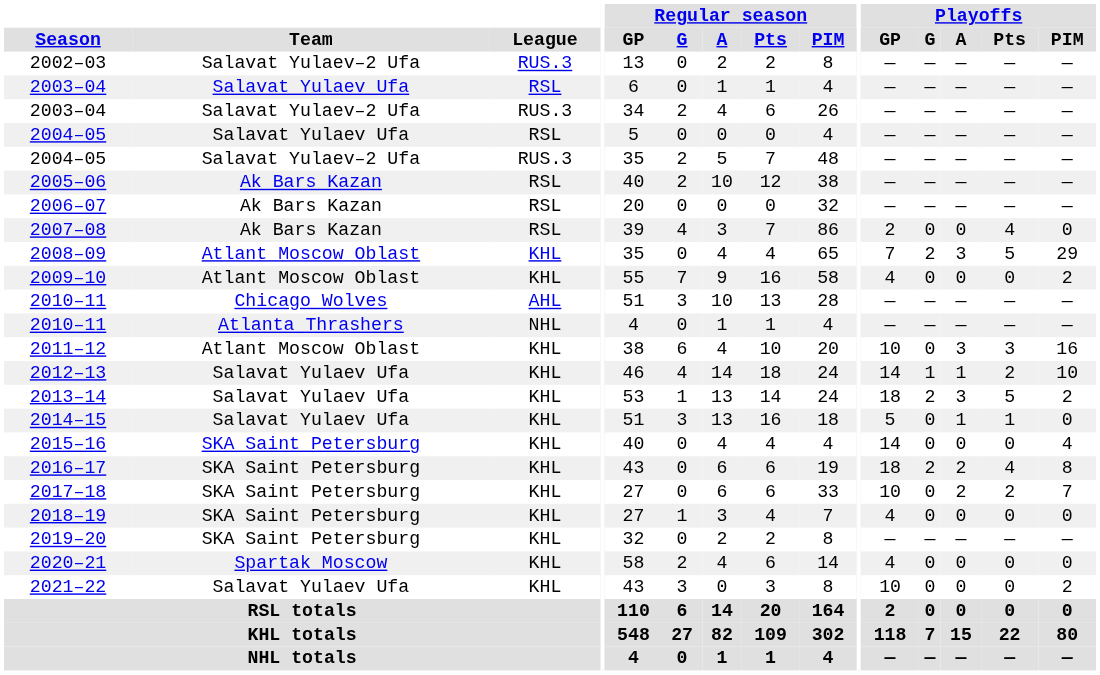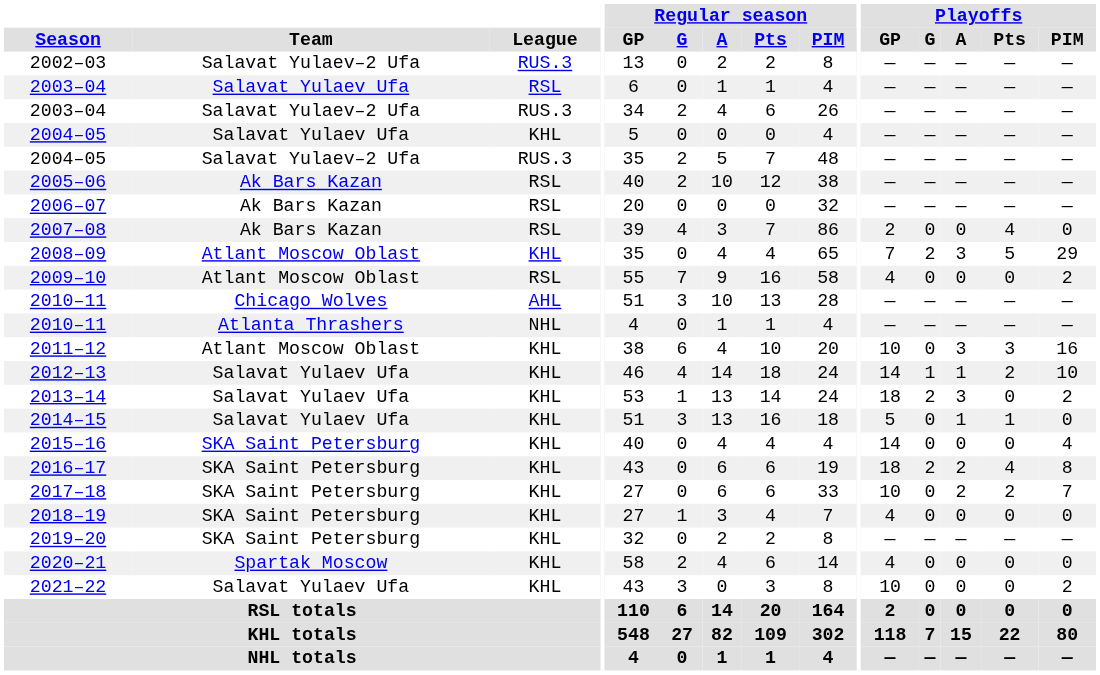(545, 135) RSL -> (545, 135) KHL
(545, 278) KHL -> (545, 278) RSL
(1010, 397) 5 -> (1010, 397) 0
